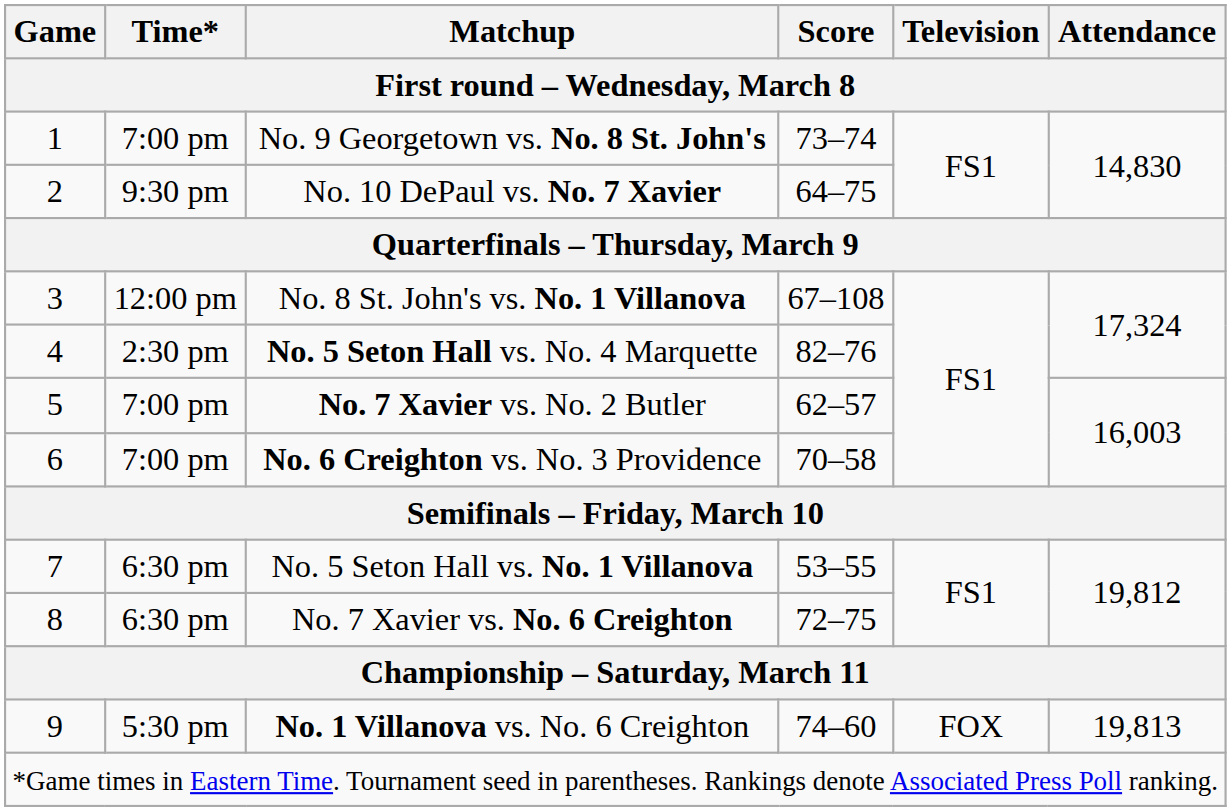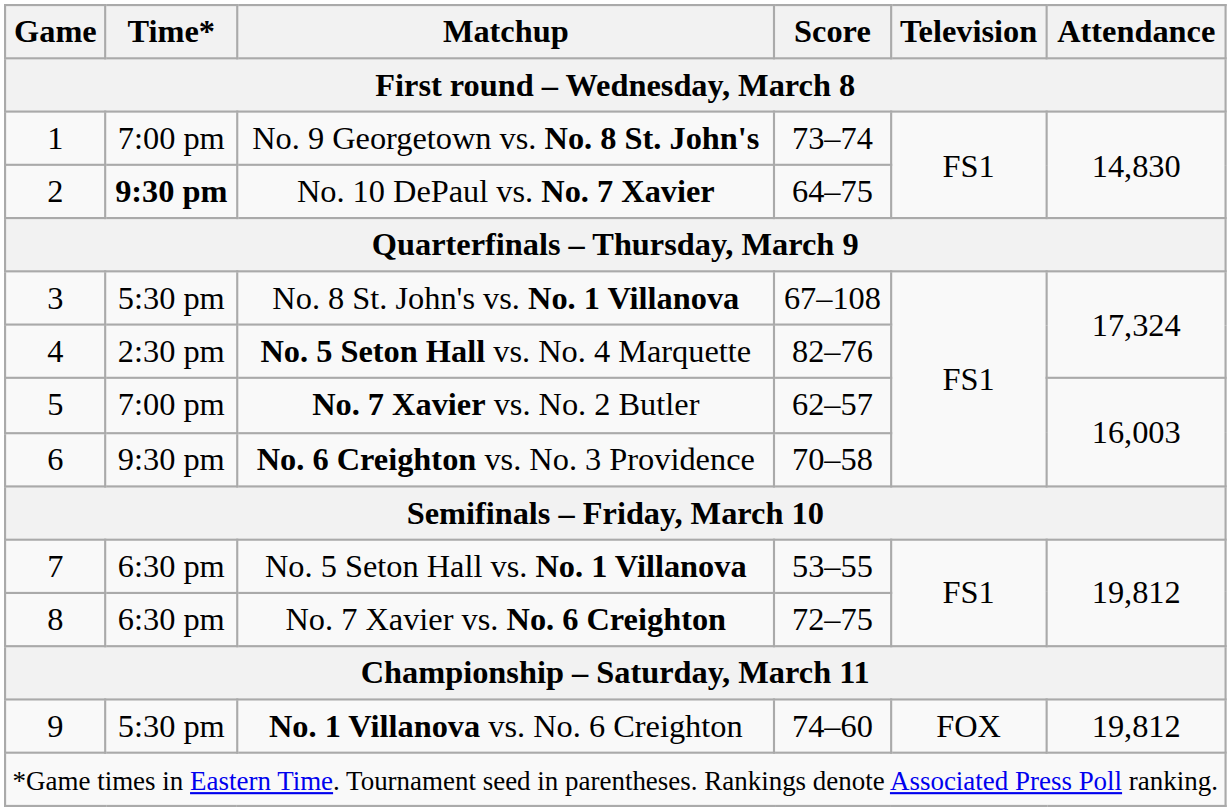(175, 191) normal -> (171, 191) bold
(175, 298) 12:00 pm -> (171, 298) 5:30 pm
(175, 458) 7:00 pm -> (171, 458) 9:30 pm
(1137, 725) 19,813 -> (1136, 725) 19,812
